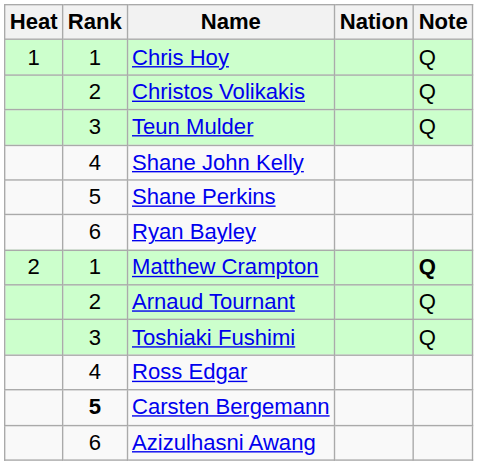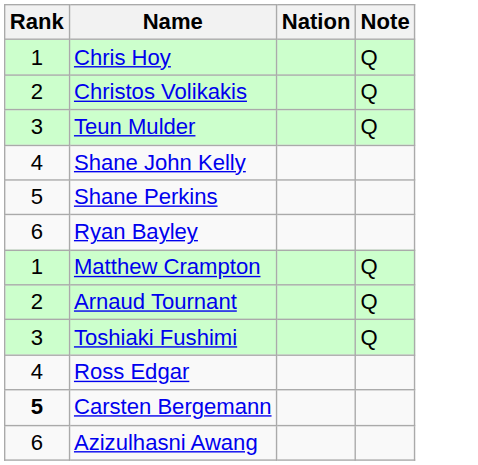- column: (34, 22)
(427, 267) bold -> (369, 267) normal
